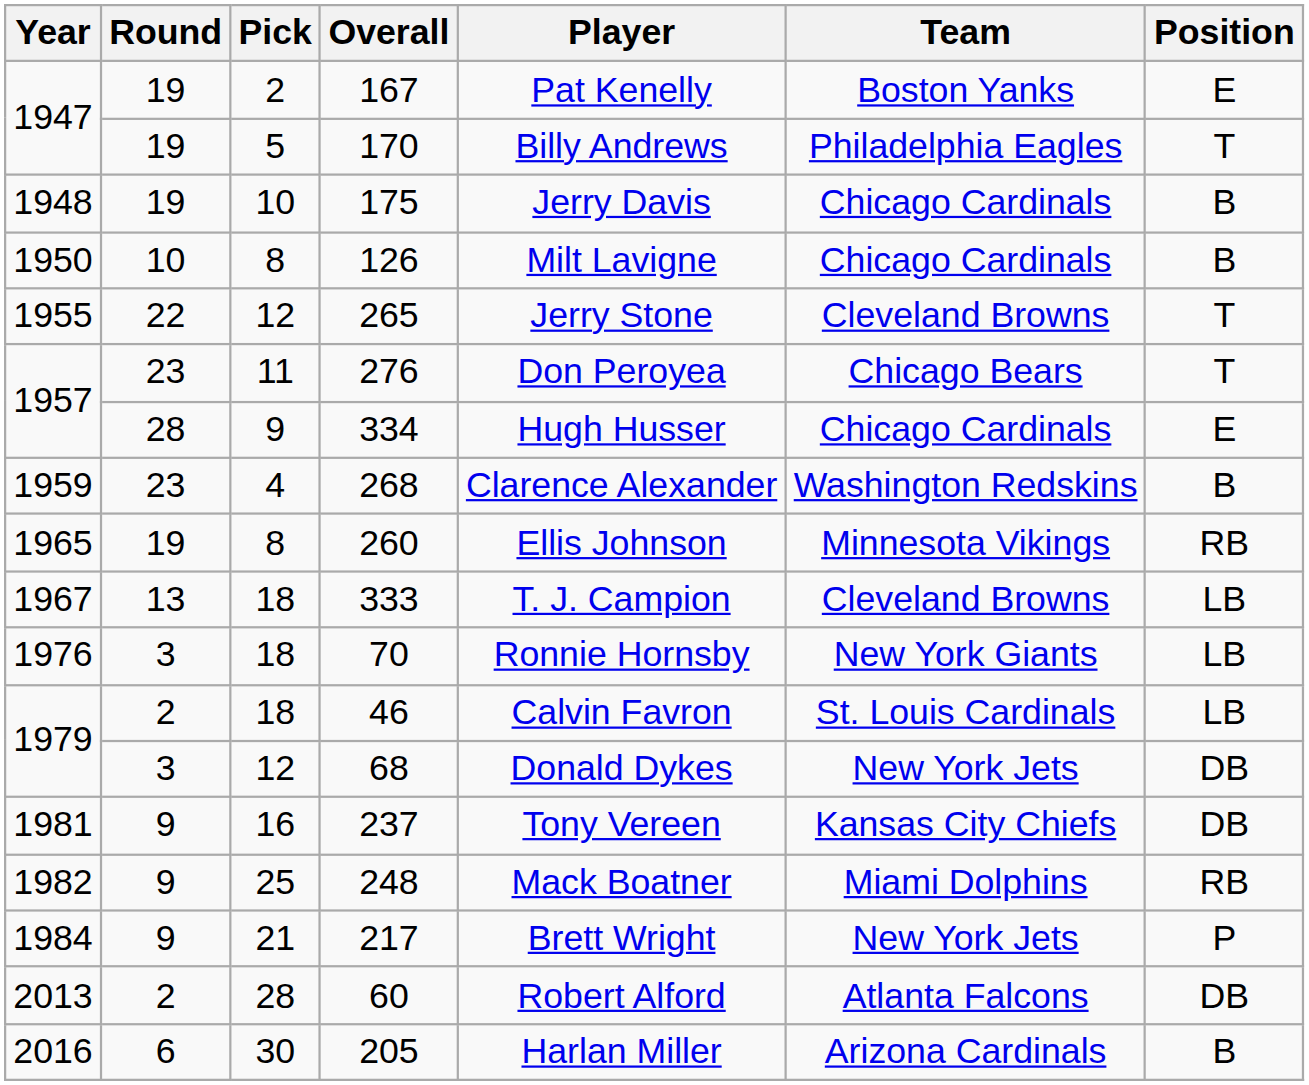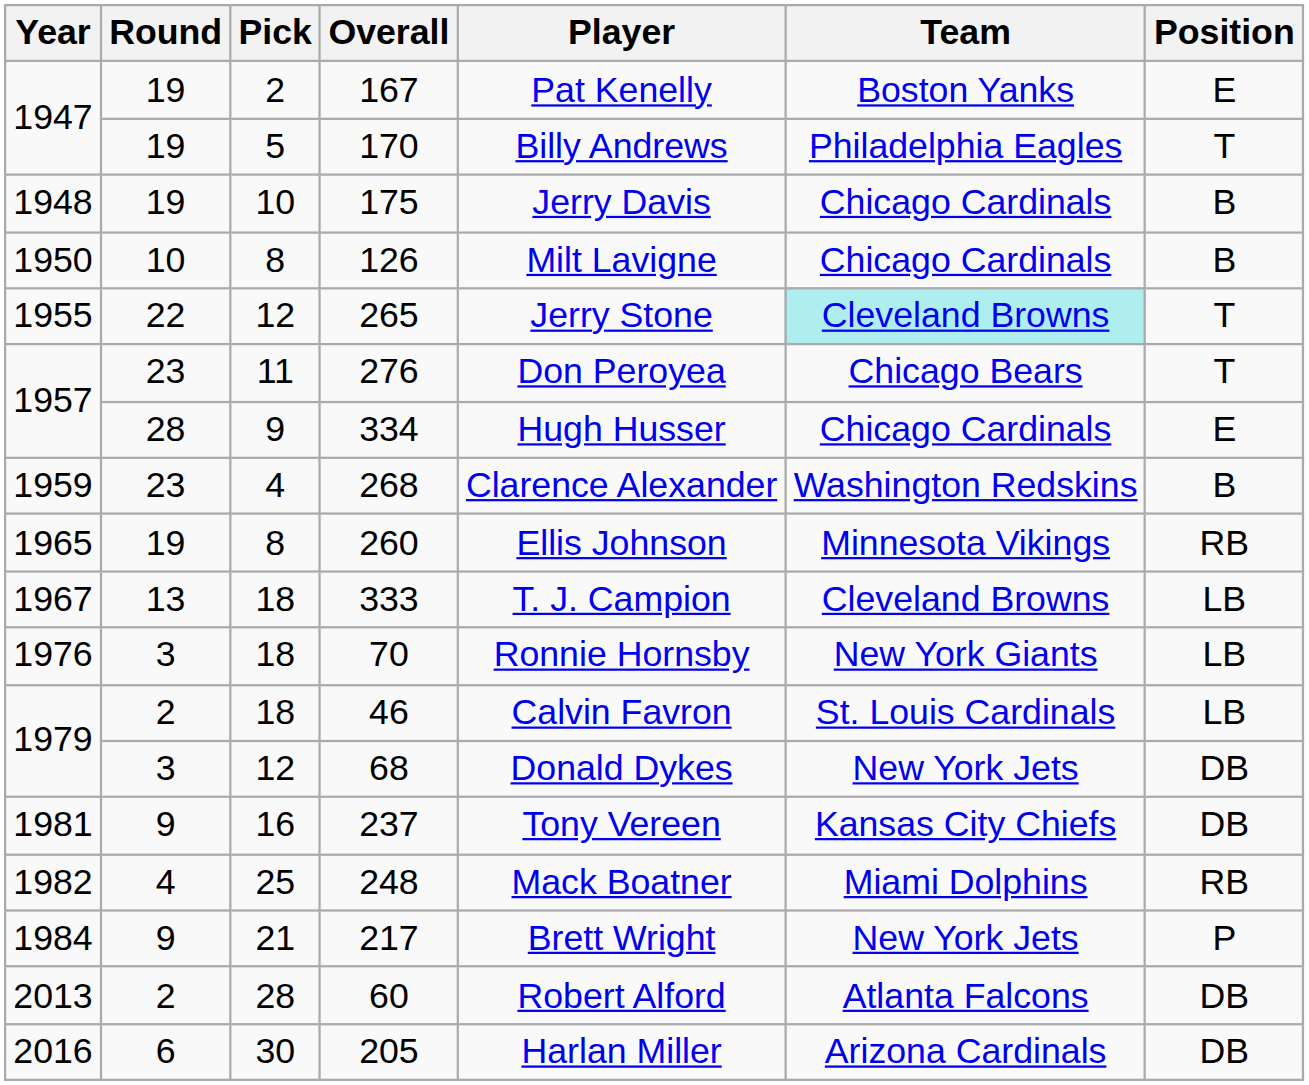(966, 315) no background -> (966, 315) paleturquoise background
(166, 881) 9 -> (166, 881) 4
(1224, 1051) B -> (1224, 1051) DB
